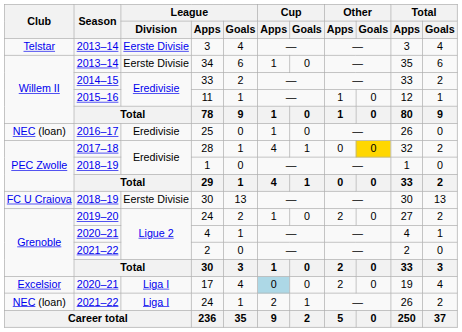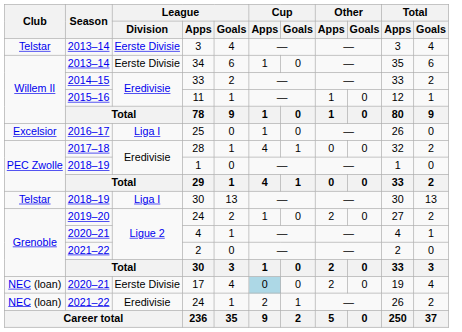(39, 132) NEC (loan) -> (35, 132) Excelsior
(156, 132) Eredivisie -> (147, 132) Liga I
(373, 149) gold background -> (364, 149) no background
(39, 200) FC U Craiova -> (35, 200) Telstar
(156, 200) Eerste Divisie -> (147, 200) Liga I
(39, 285) Excelsior -> (35, 285) NEC (loan)
(156, 285) Liga I -> (147, 285) Eerste Divisie
(156, 302) Liga I -> (147, 302) Eredivisie
